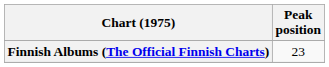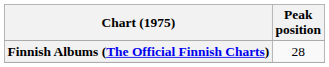(298, 51) 23 -> (298, 51) 28
